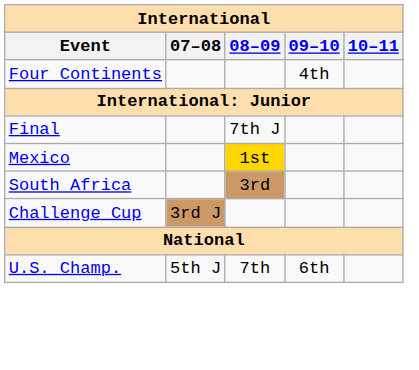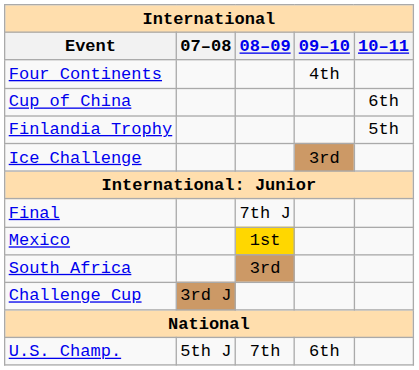+ row: (70, 102)
+ row: (90, 130)
+ row: (75, 157)
